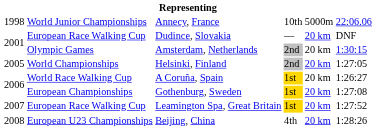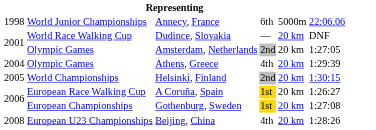(293, 21) 10th -> (267, 21) 6th
(86, 36) European Race Walking Cup -> (79, 36) World Race Walking Cup
(351, 50) 1:30:15 -> (325, 50) 1:27:05
+ row: (187, 64)
(351, 64) 1:27:05 -> (325, 78) 1:30:15
(79, 78) World Race Walking Cup -> (86, 92) European Race Walking Cup
- row: (218, 106)
